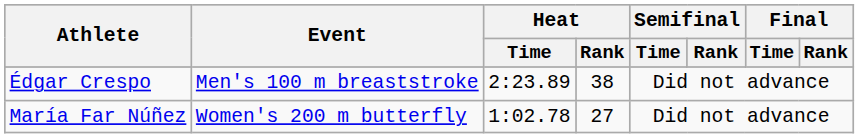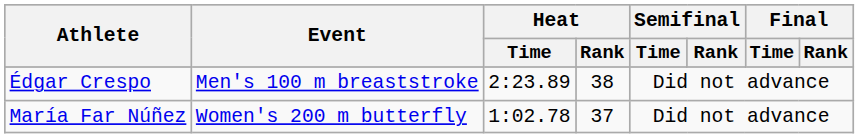(602, 116) 27 -> (602, 116) 37
